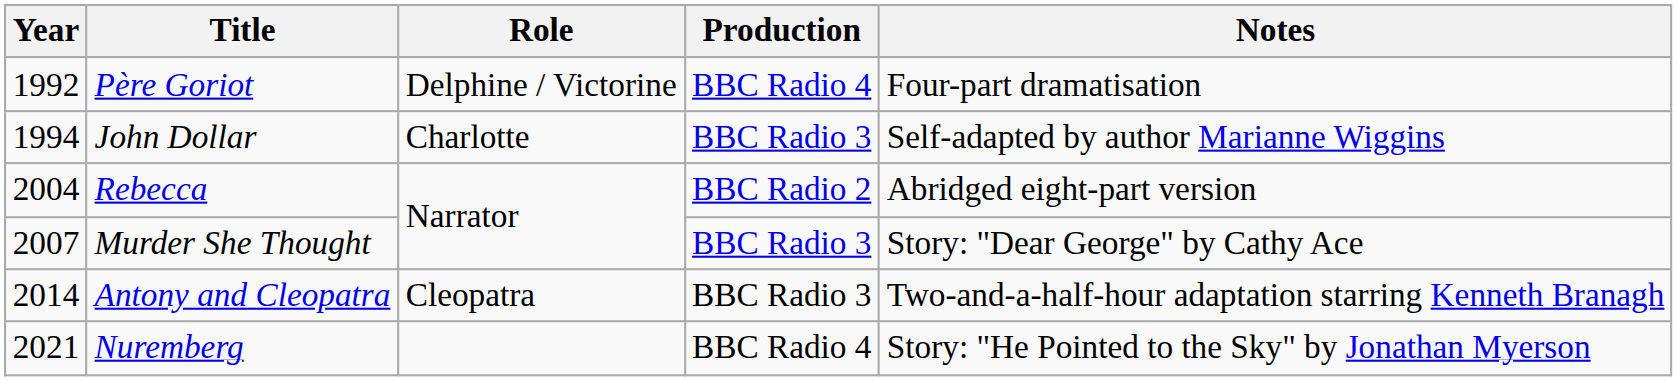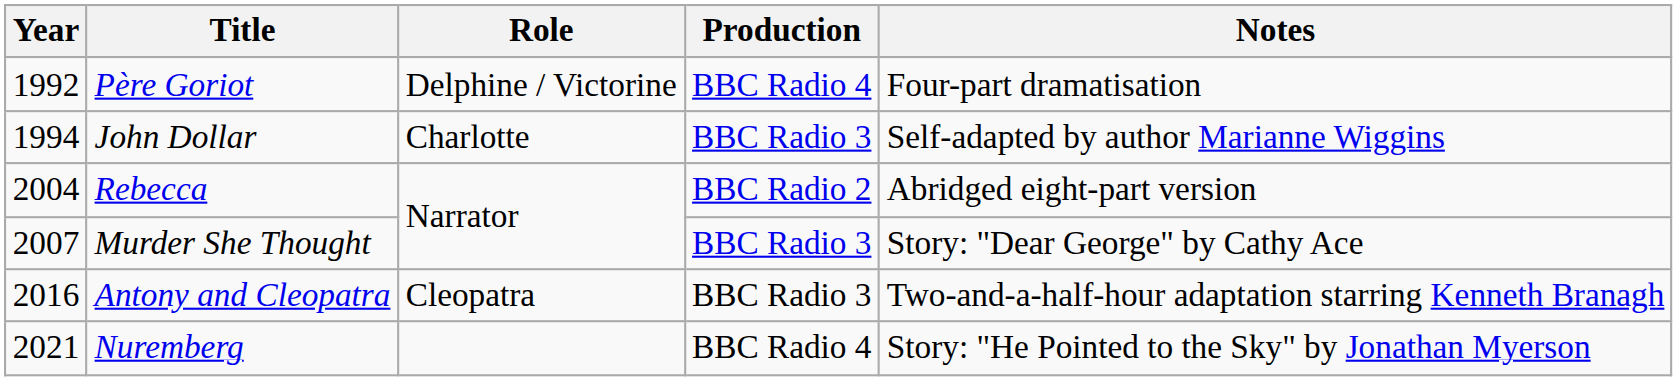(46, 294) 2014 -> (46, 294) 2016
